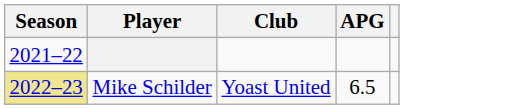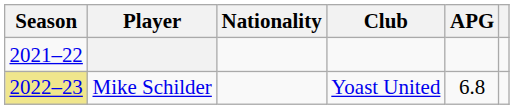+ column: (272, 21)
(362, 87) 6.5 -> (472, 87) 6.8
